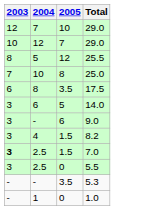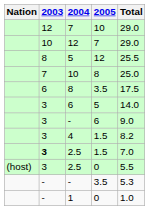+ column: (22, 12)
